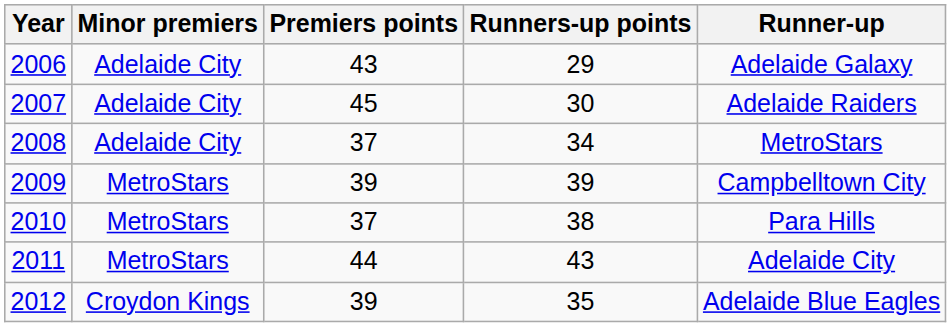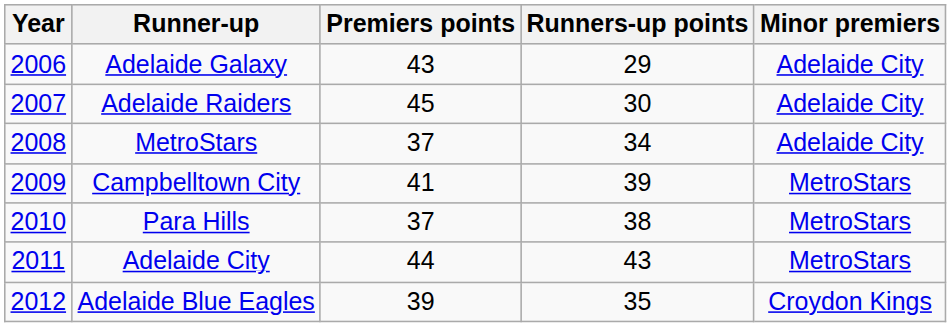columns swapped: (168, 24) <-> (822, 24)
(364, 182) 39 -> (421, 182) 41
